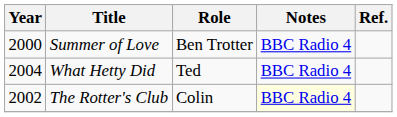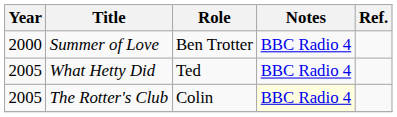(25, 71) 2004 -> (25, 71) 2005
(25, 97) 2002 -> (25, 97) 2005
